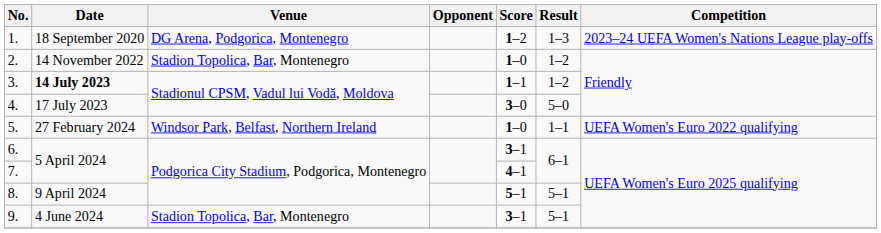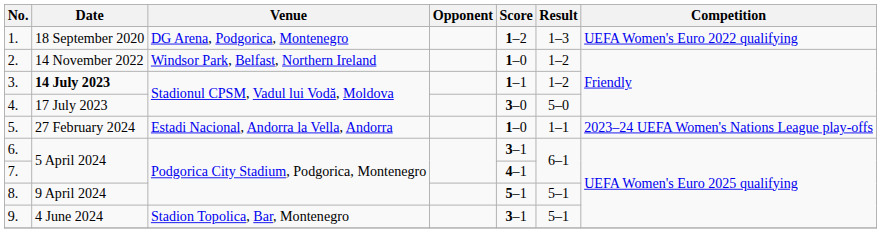(729, 37) 2023–24 UEFA Women's Nations League play-offs -> (691, 37) UEFA Women's Euro 2022 qualifying
(250, 60) Stadion Topolica, Bar, Montenegro -> (264, 60) Windsor Park, Belfast, Northern Ireland
(264, 127) Windsor Park, Belfast, Northern Ireland -> (272, 127) Estadi Nacional, Andorra la Vella, Andorra
(691, 127) UEFA Women's Euro 2022 qualifying -> (729, 127) 2023–24 UEFA Women's Nations League play-offs
